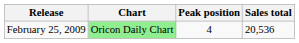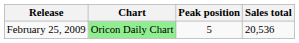(209, 30) 4 -> (209, 30) 5
